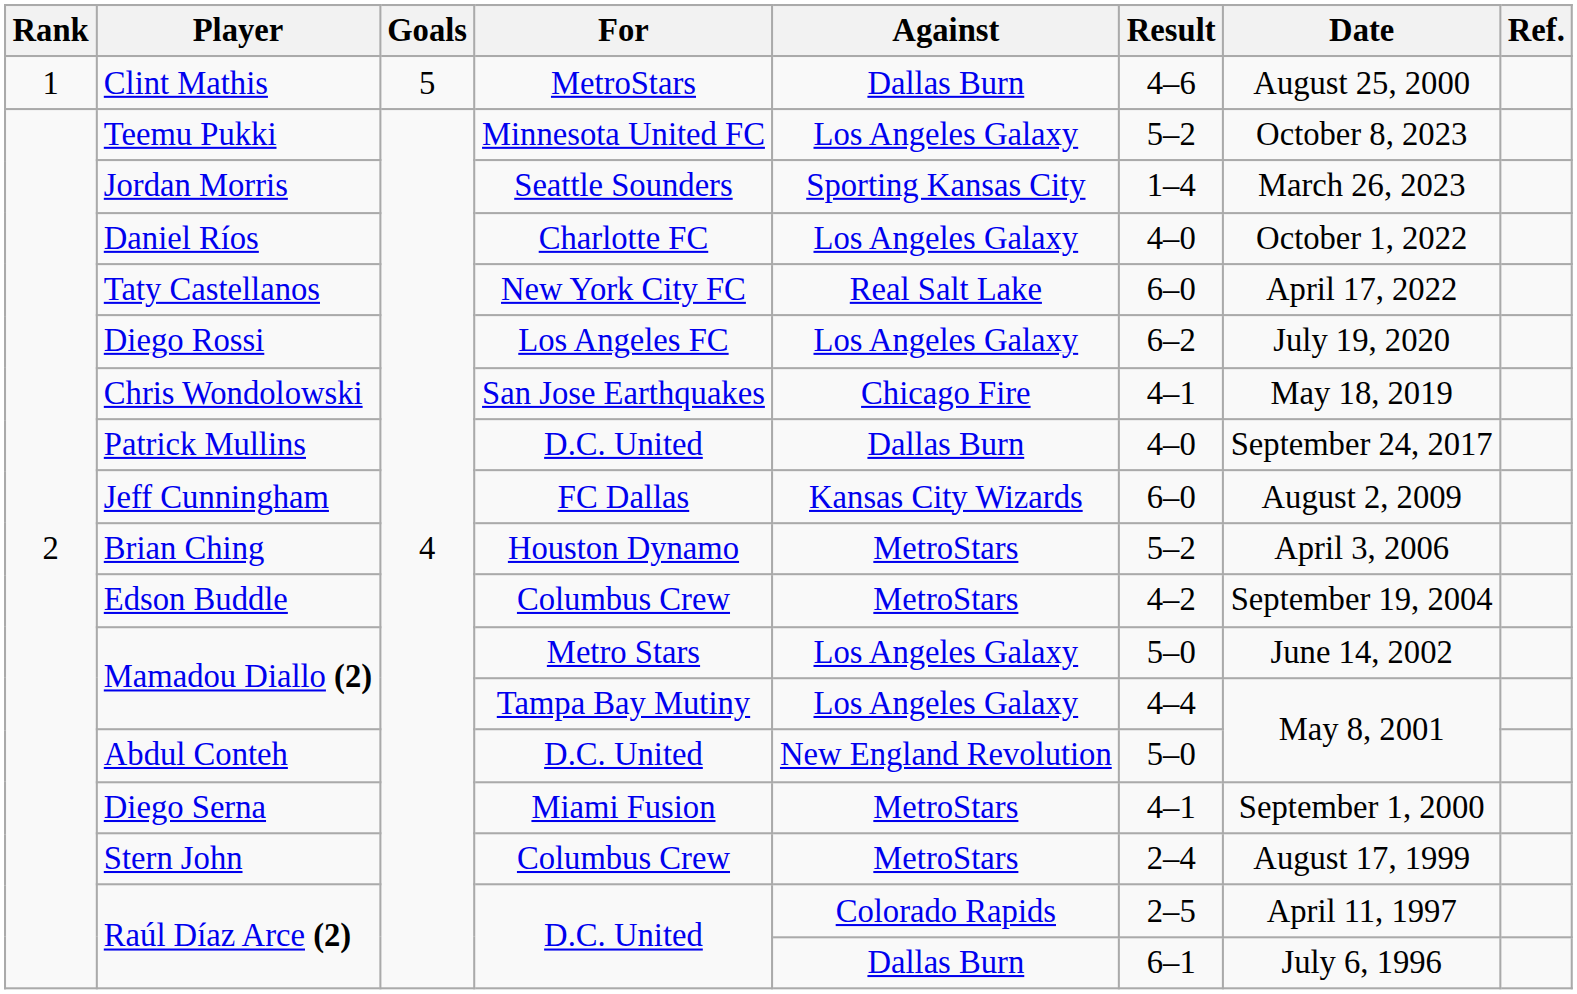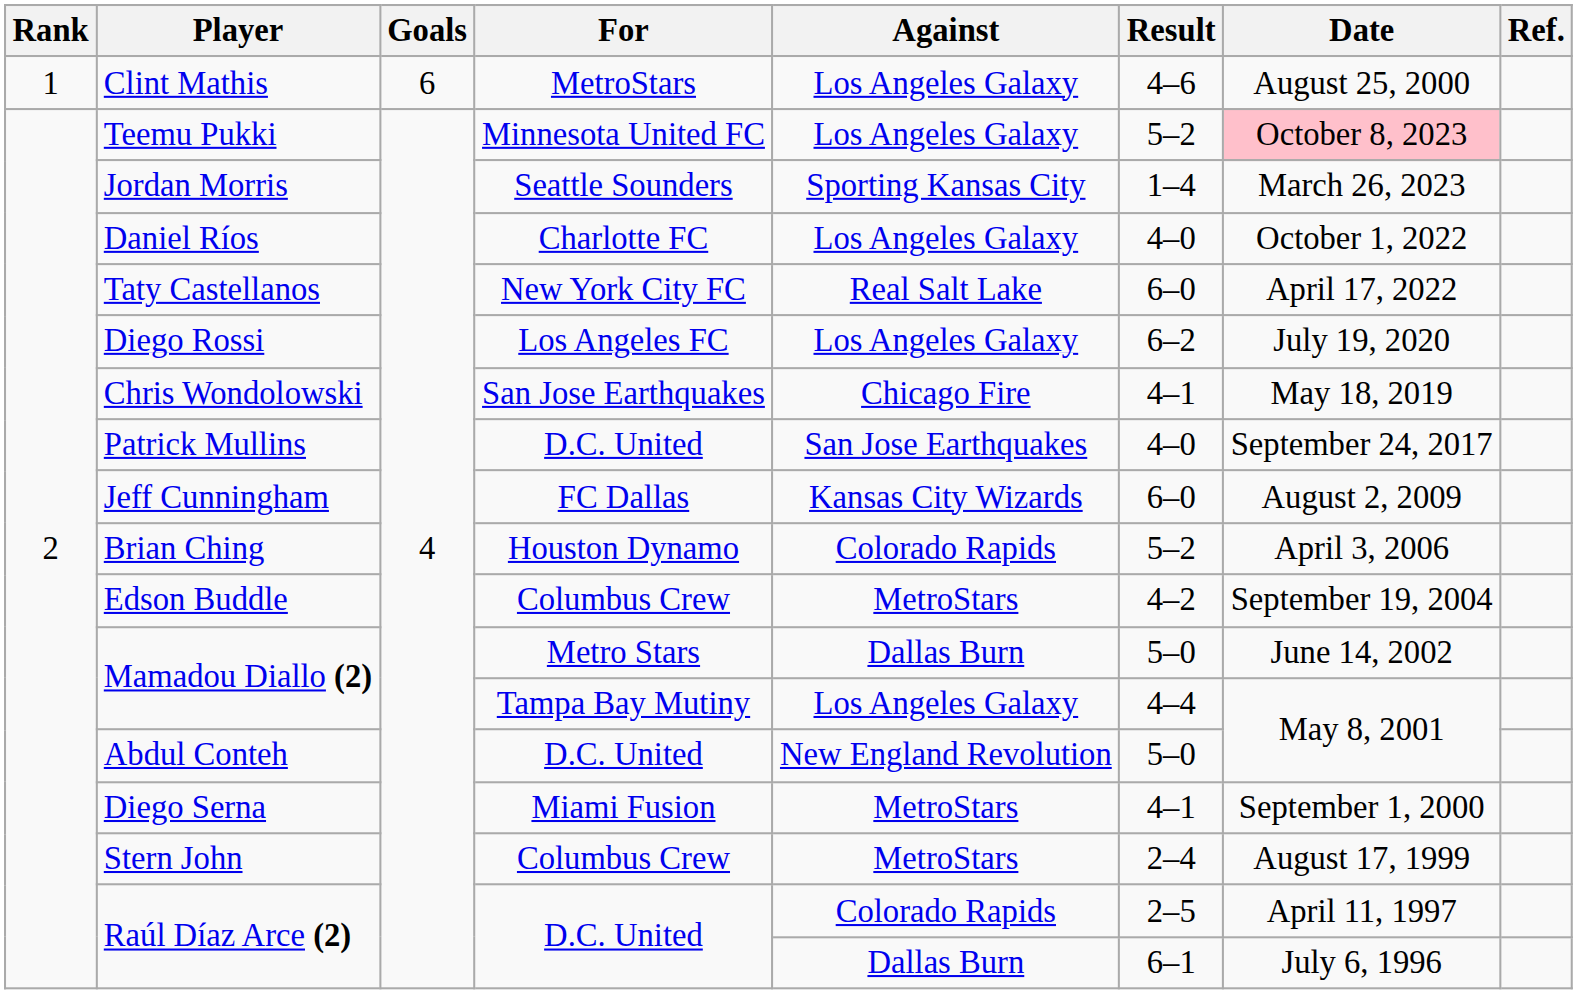(427, 82) 5 -> (427, 82) 6
(946, 82) Dallas Burn -> (946, 82) Los Angeles Galaxy
(1362, 133) no background -> (1362, 133) pink background
(946, 444) Dallas Burn -> (946, 444) San Jose Earthquakes
(946, 548) MetroStars -> (946, 548) Colorado Rapids
(946, 651) Los Angeles Galaxy -> (946, 651) Dallas Burn
